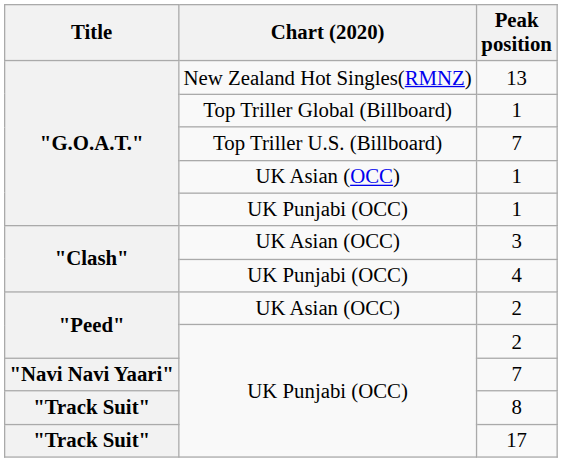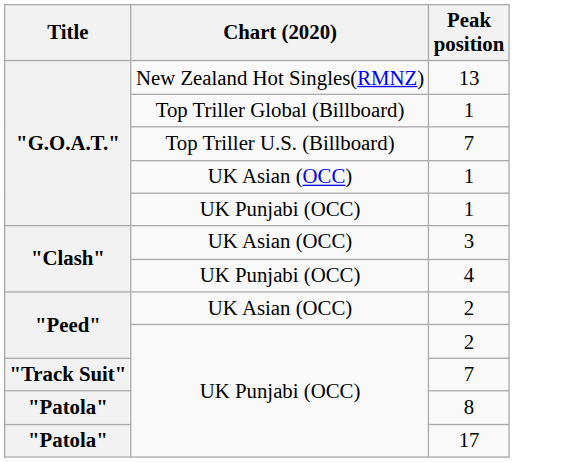(92, 374) "Navi Navi Yaari" -> (68, 374) "Track Suit"
(92, 407) "Track Suit" -> (68, 407) "Patola"
(92, 440) "Track Suit" -> (68, 440) "Patola"
